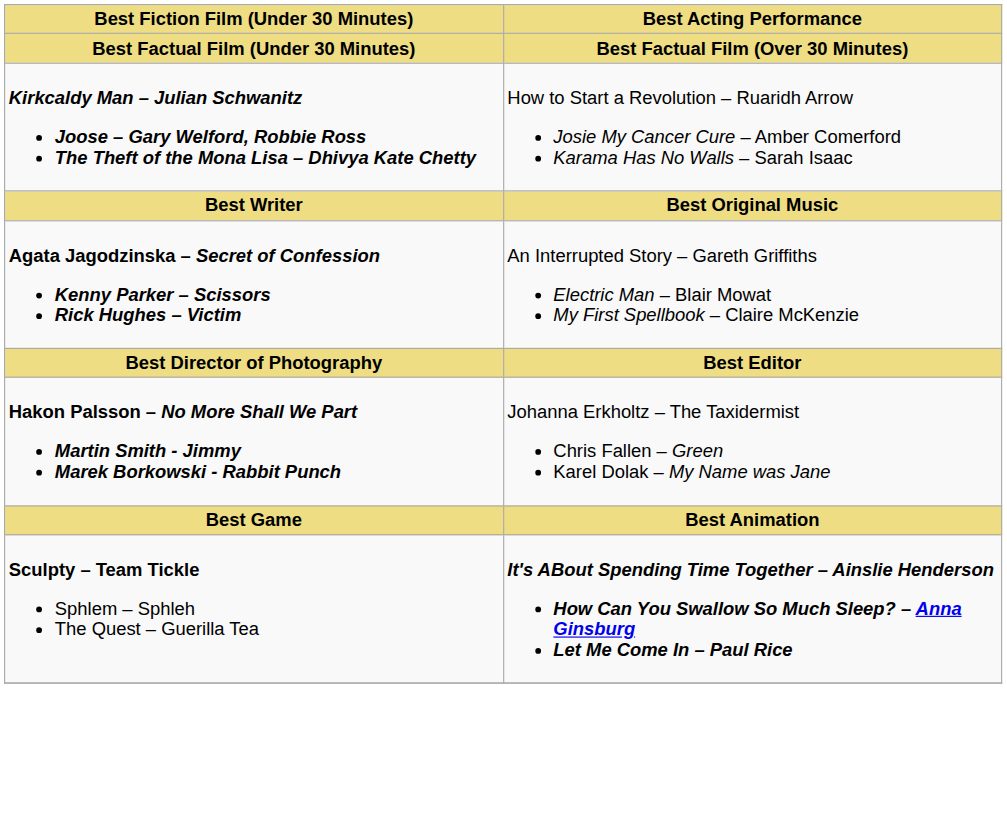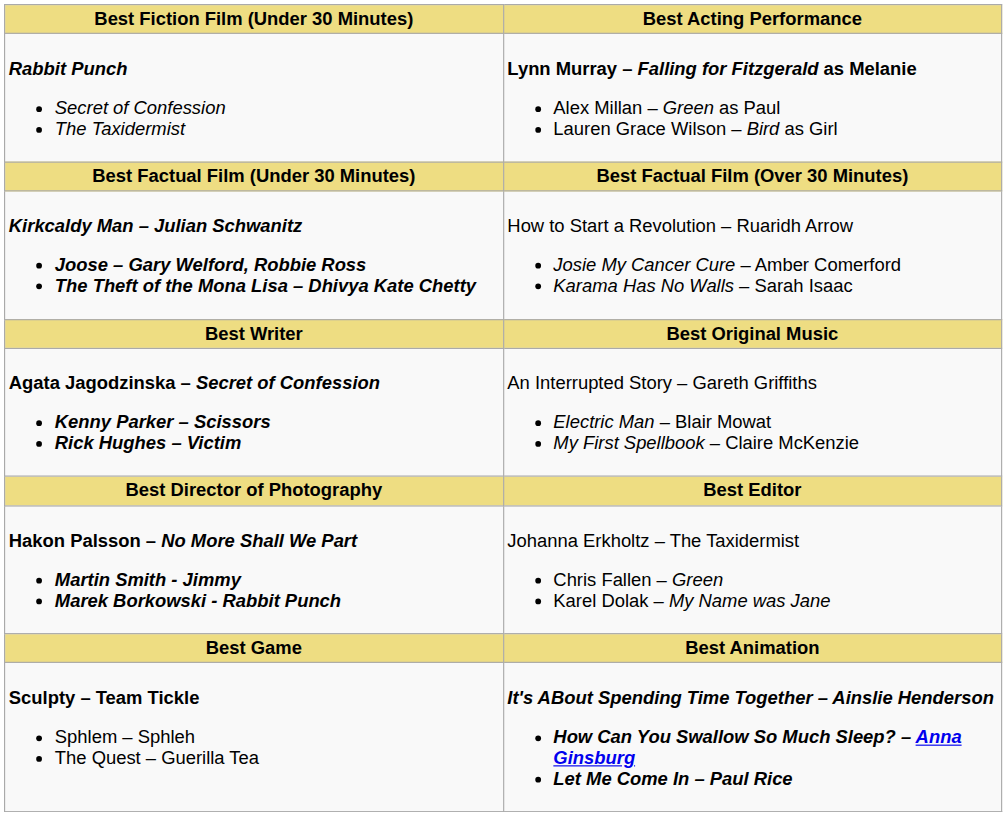+ row: (254, 99)
